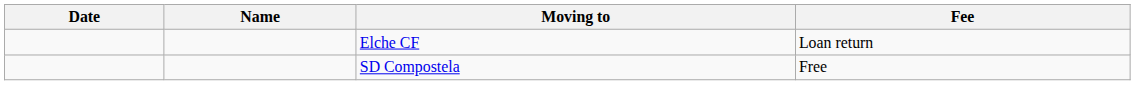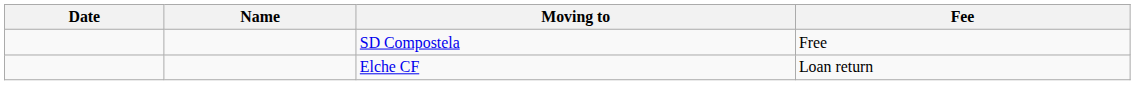rows swapped: (410, 67) <-> (390, 42)
